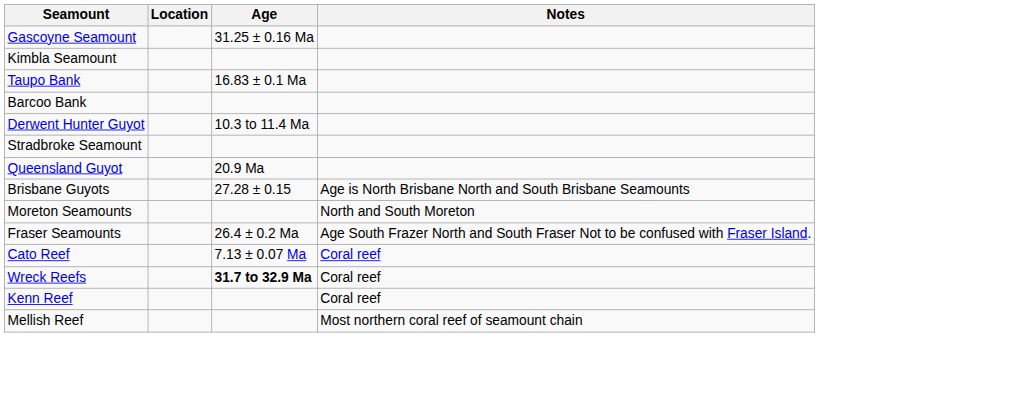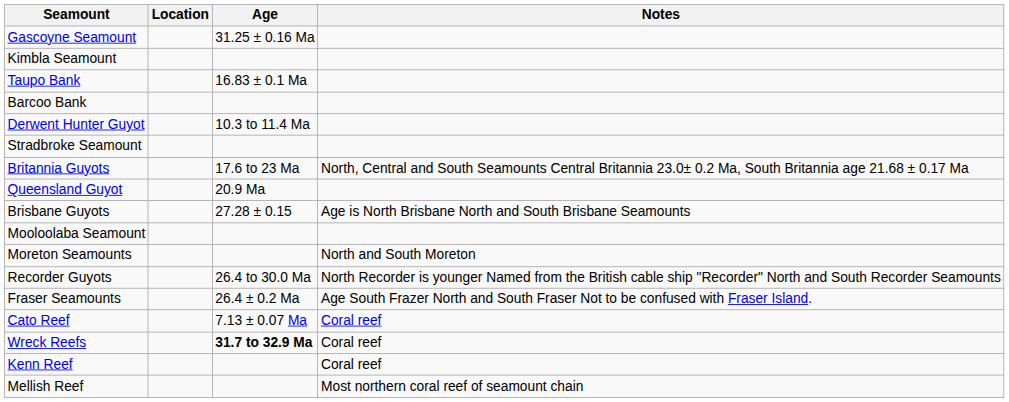+ row: (58, 168)
+ row: (76, 233)
+ row: (60, 277)
